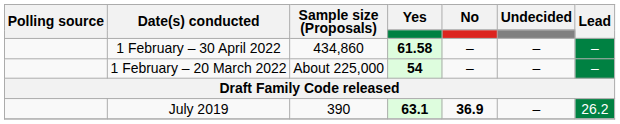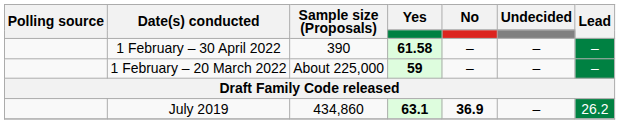(339, 49) 434,860 -> (339, 49) 390
(415, 69) 54 -> (415, 69) 59
(339, 109) 390 -> (339, 109) 434,860
